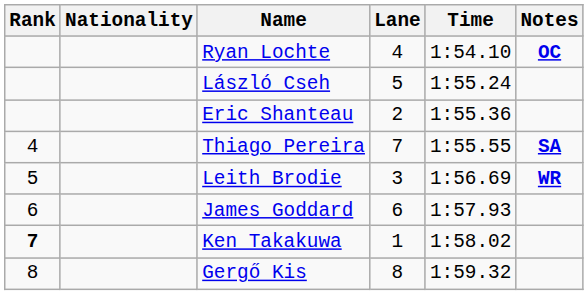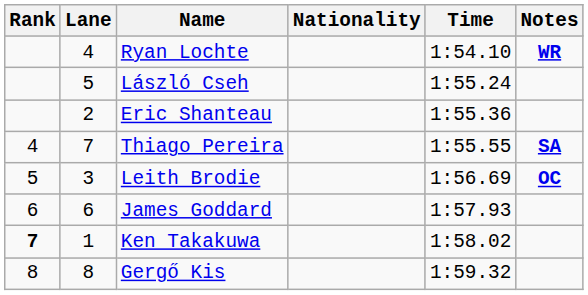columns swapped: (397, 21) <-> (129, 21)
(550, 52) OC -> (550, 52) WR
(550, 178) WR -> (550, 178) OC
